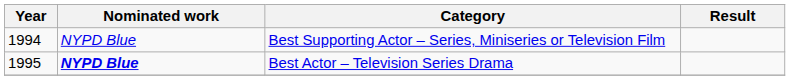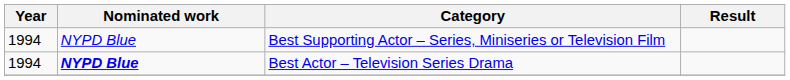(24, 63) 1995 -> (24, 63) 1994
